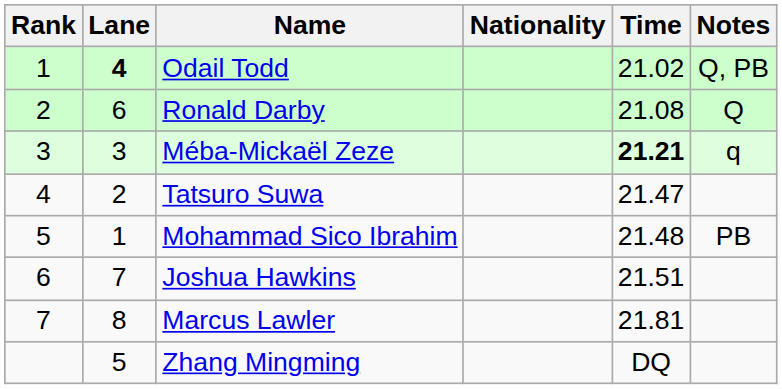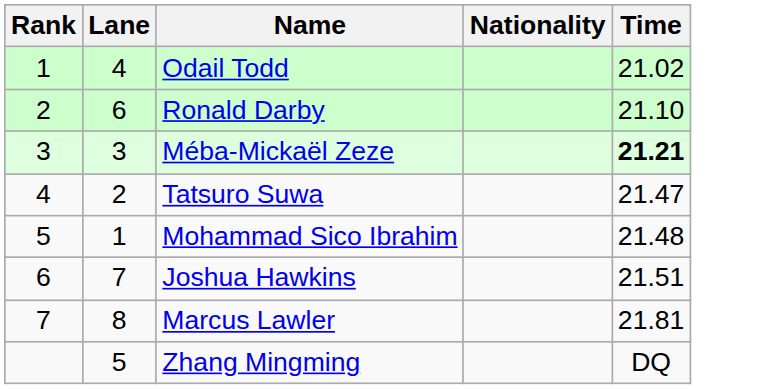- column: (733, 25)
(119, 67) bold -> (119, 67) normal
(651, 109) 21.08 -> (651, 109) 21.10
